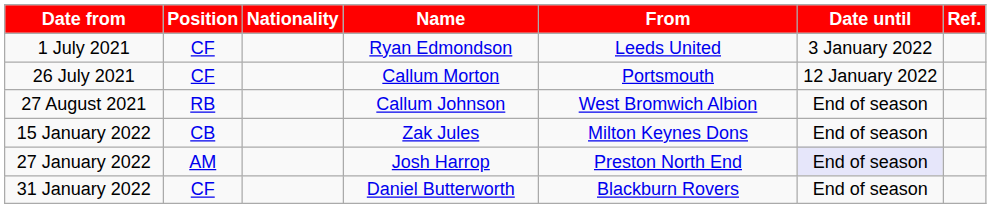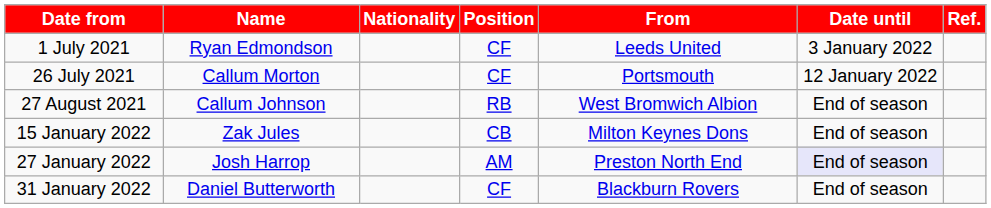columns swapped: (203, 19) <-> (441, 19)
